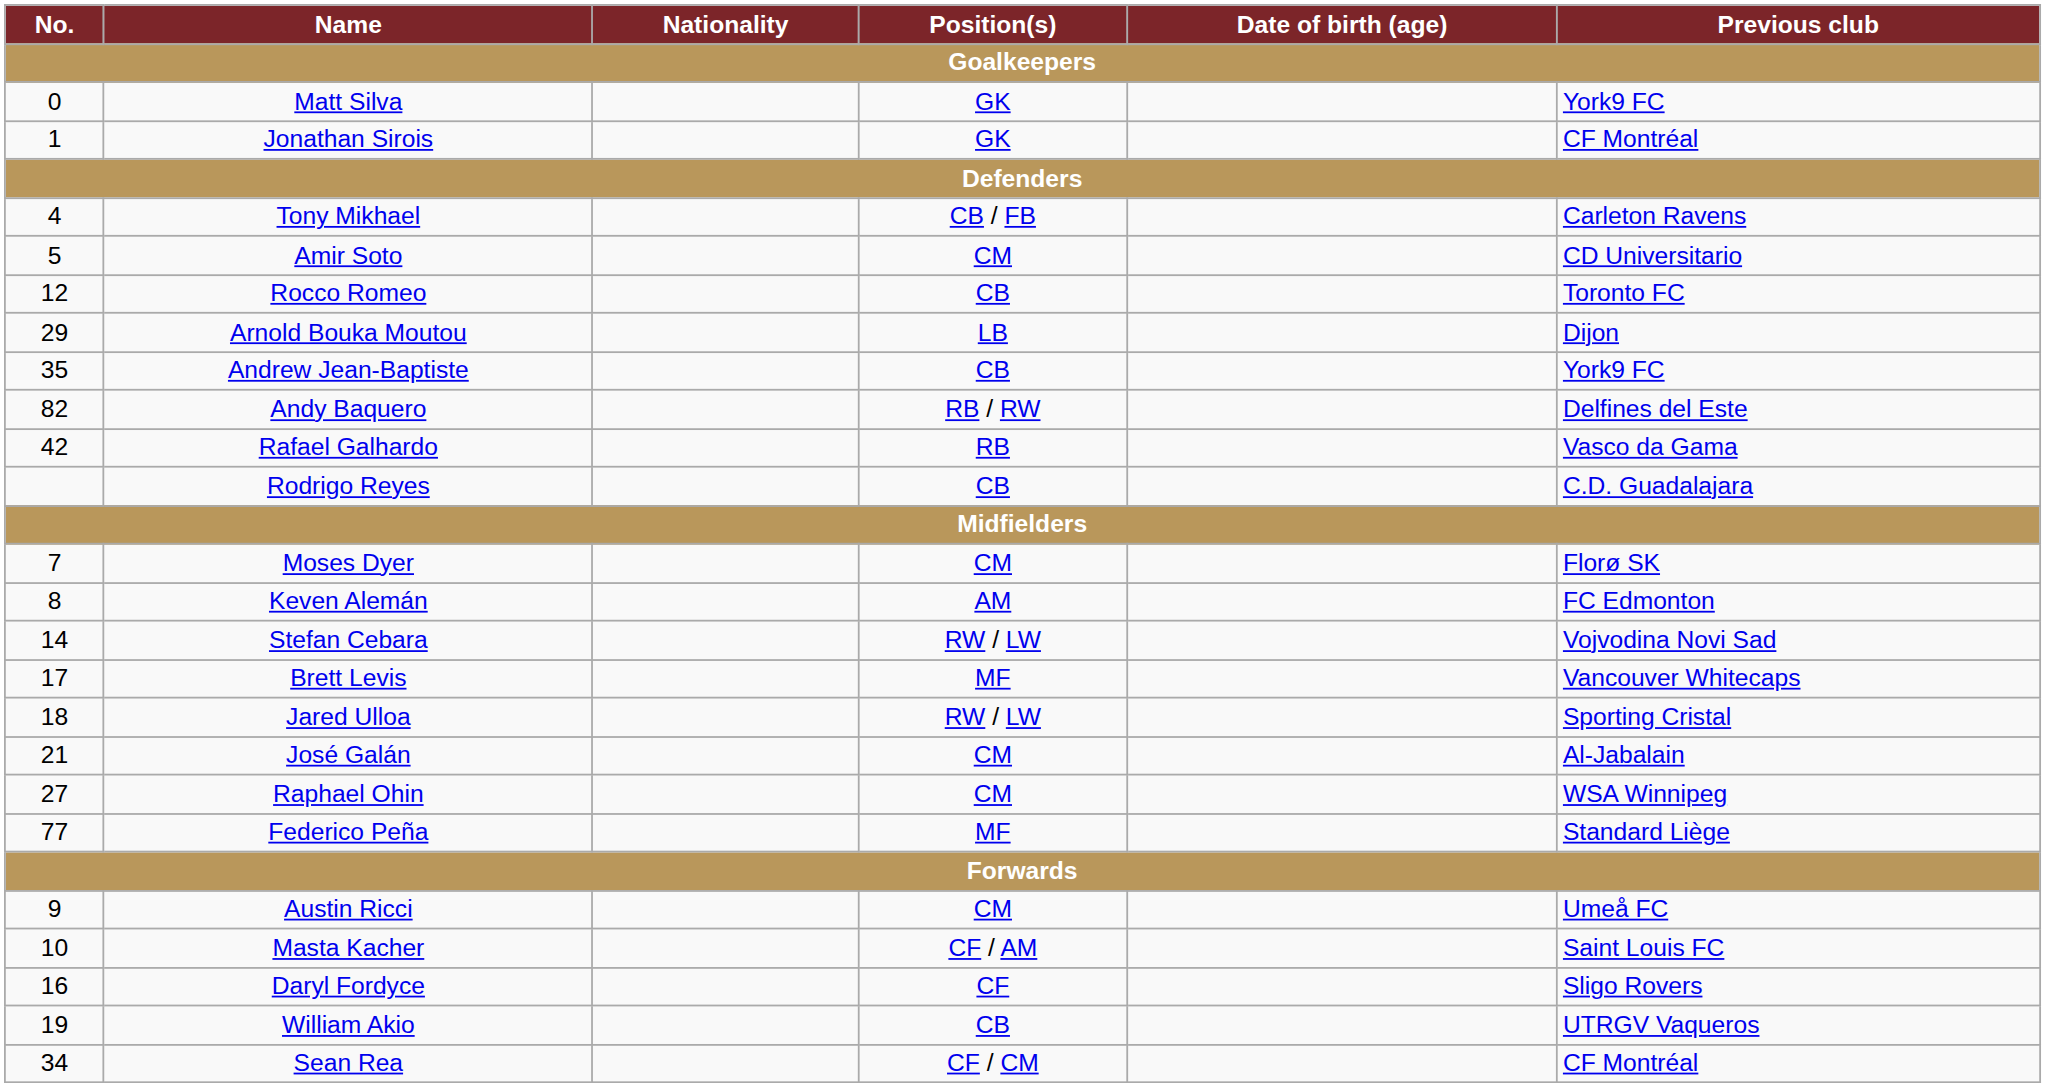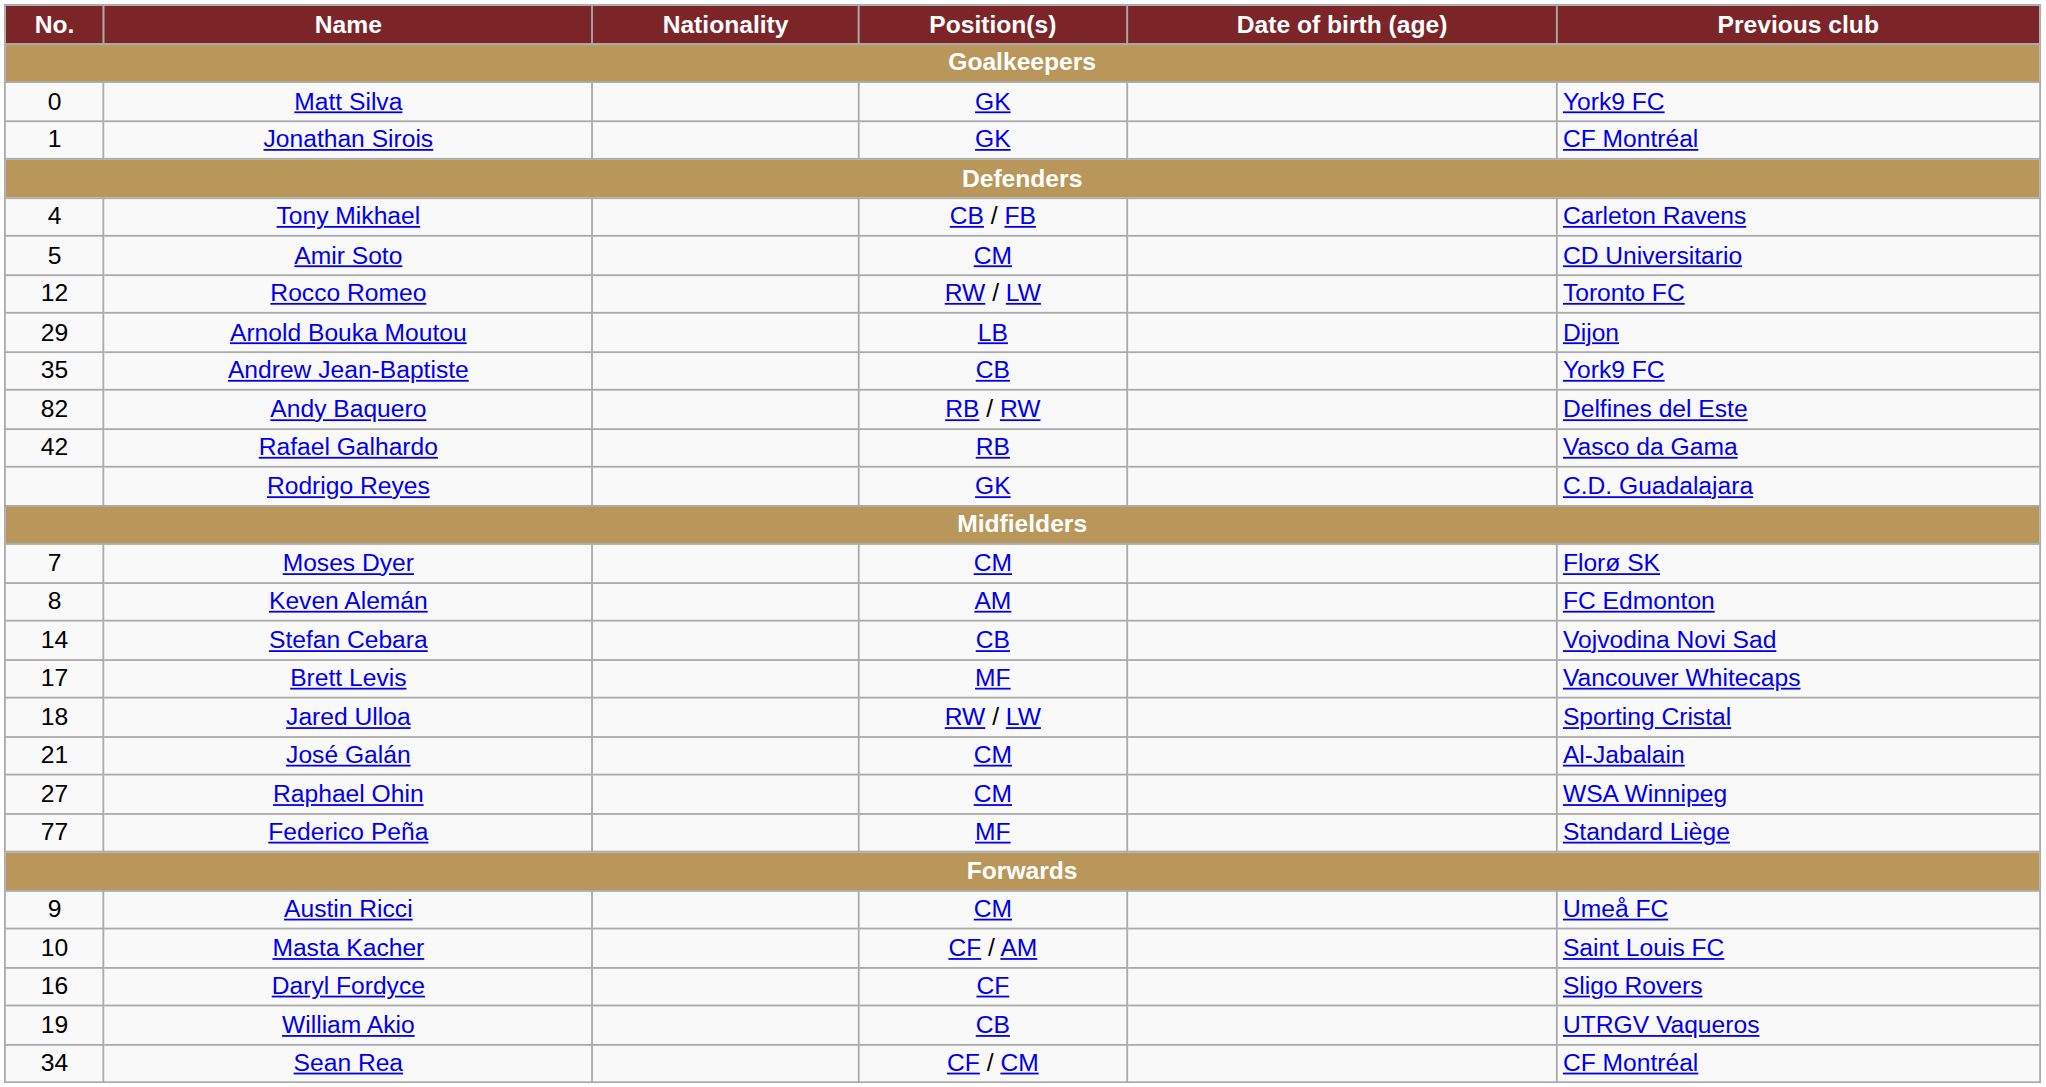(993, 293) CB -> (993, 293) RW / LW
(993, 486) CB -> (993, 486) GK
(993, 640) RW / LW -> (993, 640) CB
